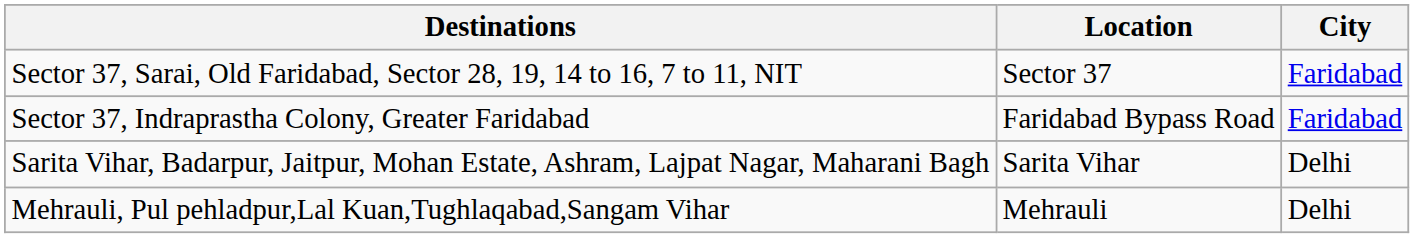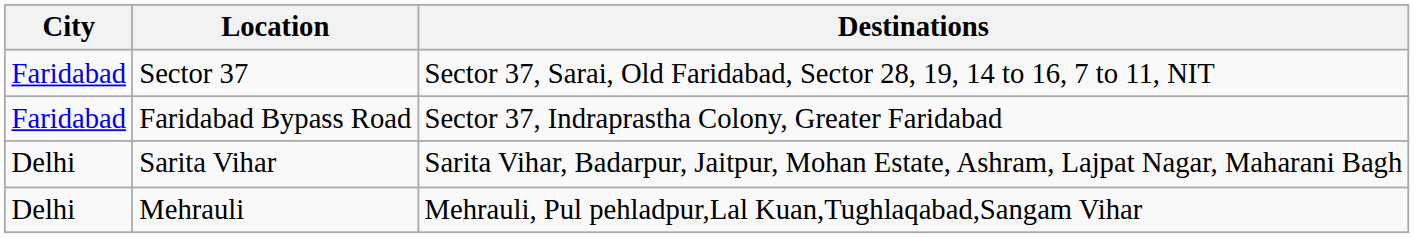columns swapped: (1345, 27) <-> (500, 27)
